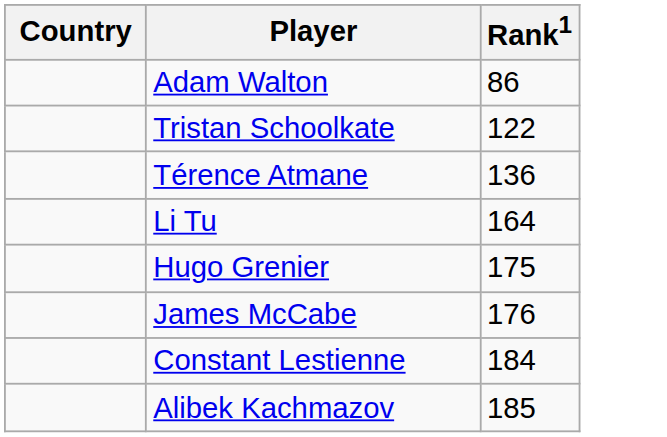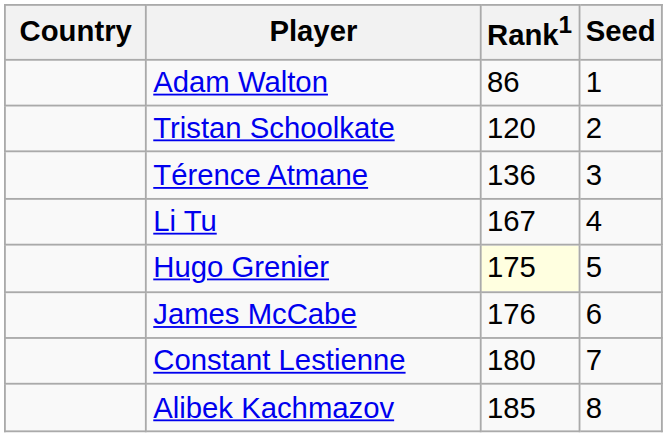+ column: (621, 31)
(511, 128) 122 -> (511, 128) 120
(511, 221) 164 -> (511, 221) 167
(511, 267) no background -> (511, 267) lightyellow background
(511, 360) 184 -> (511, 360) 180
